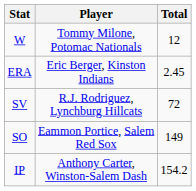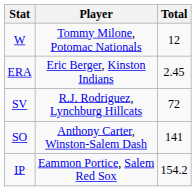(96, 137) Eammon Portice, Salem Red Sox -> (96, 137) Anthony Carter, Winston-Salem Dash
(174, 137) 149 -> (174, 137) 141
(96, 169) Anthony Carter, Winston-Salem Dash -> (96, 169) Eammon Portice, Salem Red Sox
